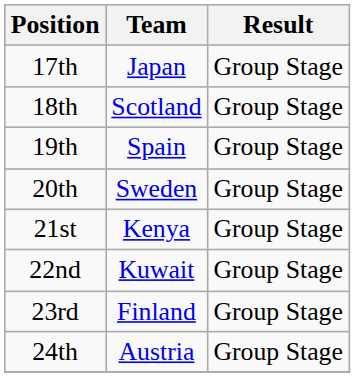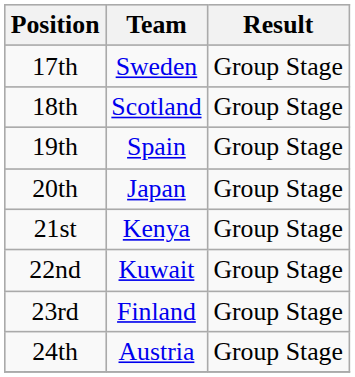(156, 65) Japan -> (156, 65) Sweden
(156, 188) Sweden -> (156, 188) Japan
